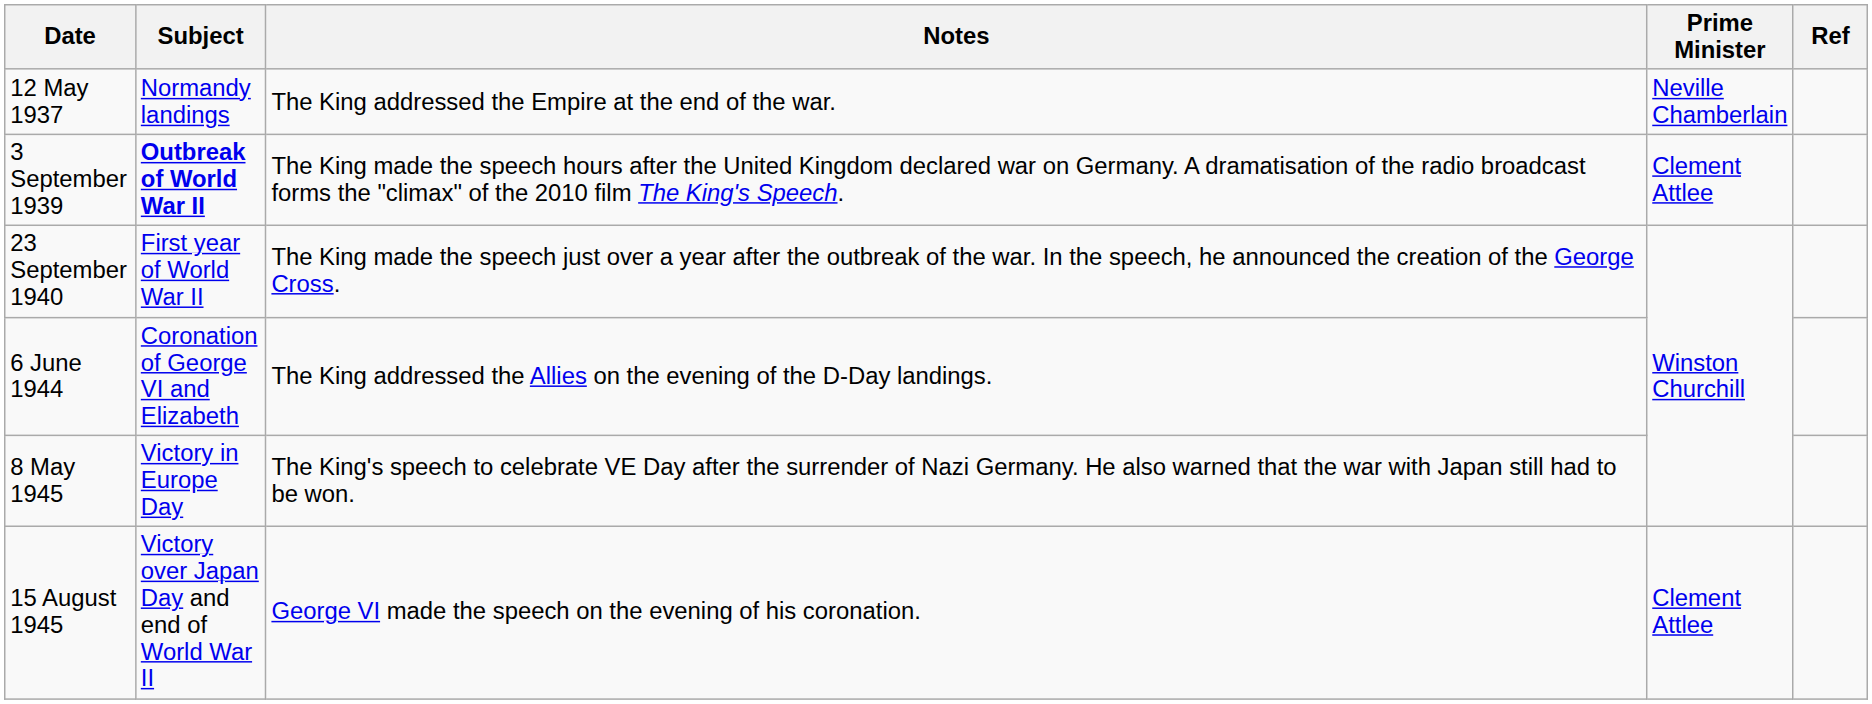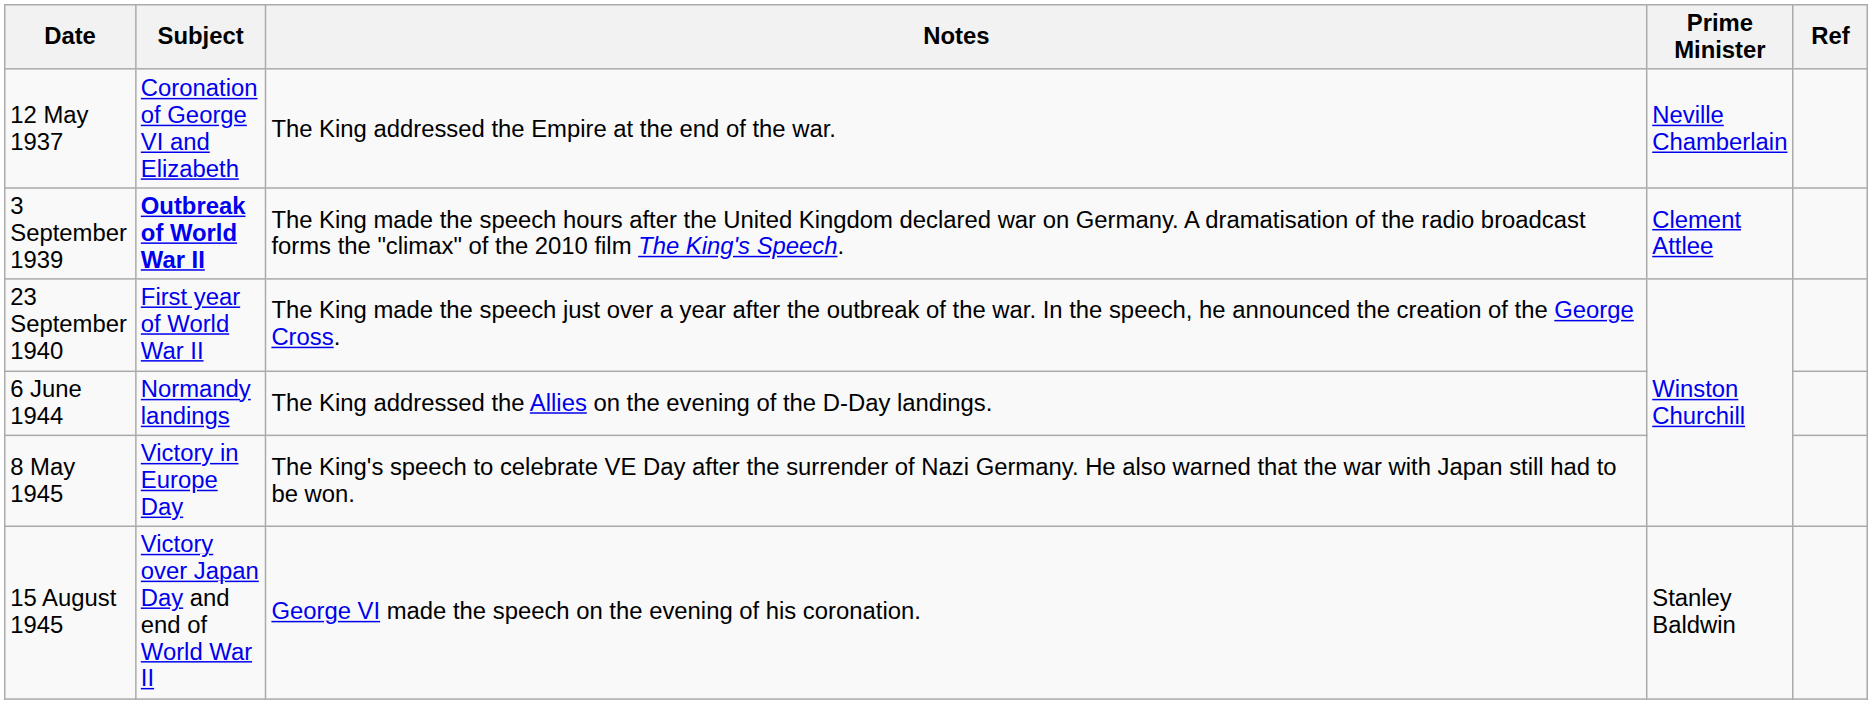(196, 101) Normandy landings -> (199, 128) Coronation of George VI and Elizabeth
(199, 375) Coronation of George VI and Elizabeth -> (196, 402) Normandy landings
(1697, 612) Clement Attlee -> (1694, 612) Stanley Baldwin
